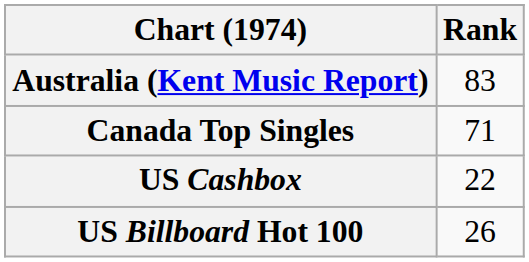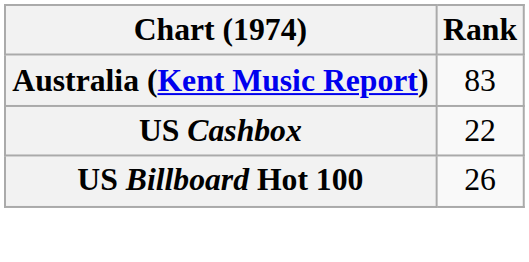- row: (220, 130)
